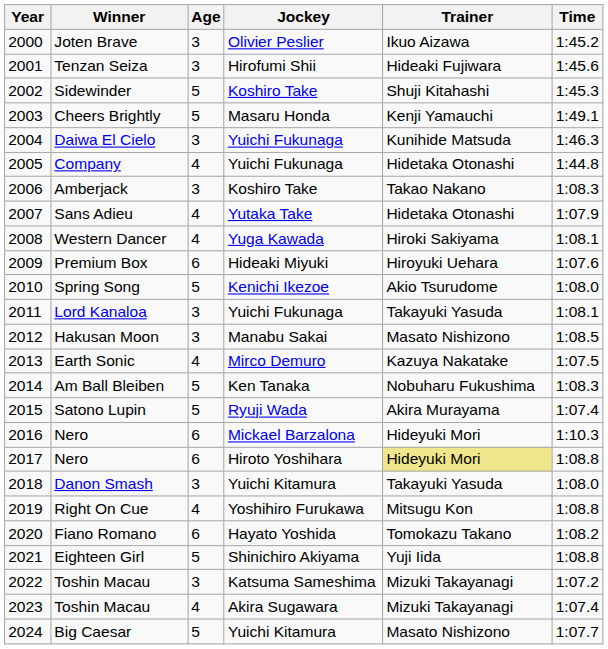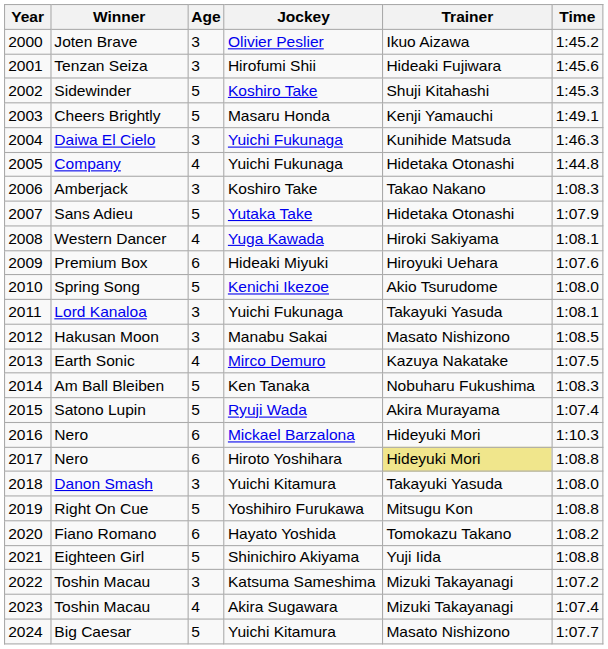(196, 214) 4 -> (196, 214) 5
(196, 509) 4 -> (196, 509) 5
